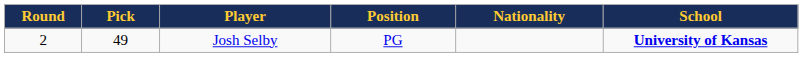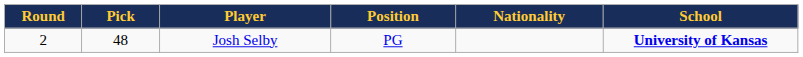(121, 40) 49 -> (121, 40) 48
